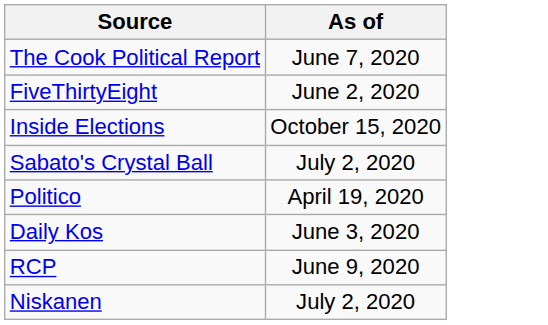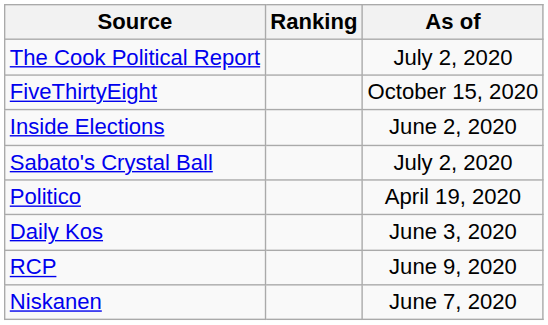+ column: (314, 22)
(356, 57) June 7, 2020 -> (453, 57) July 2, 2020
(356, 92) June 2, 2020 -> (453, 92) October 15, 2020
(356, 127) October 15, 2020 -> (453, 127) June 2, 2020
(356, 302) July 2, 2020 -> (453, 302) June 7, 2020
